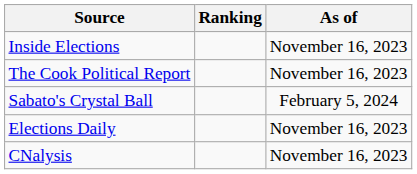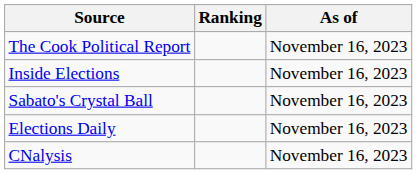rows swapped: (99, 73) <-> (64, 45)
(339, 100) February 5, 2024 -> (339, 100) November 16, 2023
